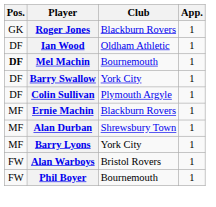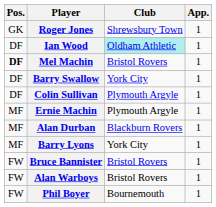(138, 29) Blackburn Rovers -> (145, 29) Shrewsbury Town
(135, 45) no background -> (142, 45) paleturquoise background
(129, 62) Bournemouth -> (137, 62) Bristol Rovers
(138, 111) Blackburn Rovers -> (143, 111) Plymouth Argyle
(138, 128) Shrewsbury Town -> (145, 128) Blackburn Rovers
+ row: (66, 161)
